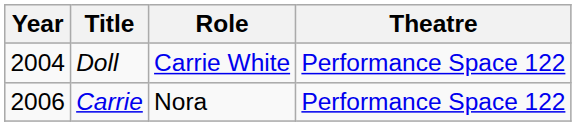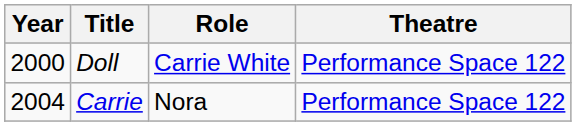(38, 62) 2004 -> (38, 62) 2000
(38, 101) 2006 -> (38, 101) 2004
